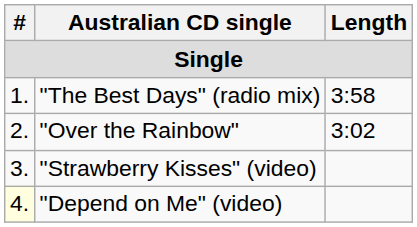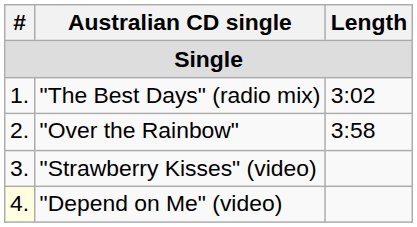(353, 95) 3:58 -> (353, 95) 3:02
(353, 131) 3:02 -> (353, 131) 3:58
